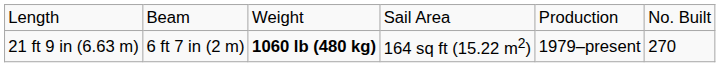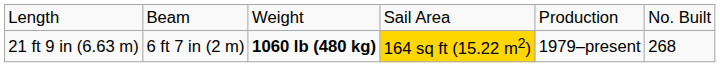(457, 46) no background -> (457, 46) gold background
(662, 46) 270 -> (662, 46) 268
